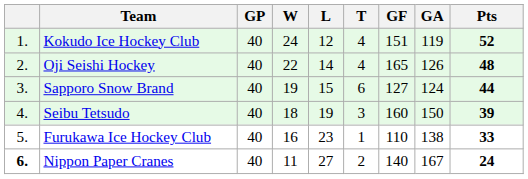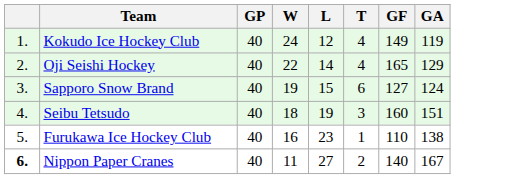- column: (487, 16)
(397, 40) 151 -> (397, 40) 149
(432, 64) 126 -> (432, 64) 129
(432, 112) 150 -> (432, 112) 151
